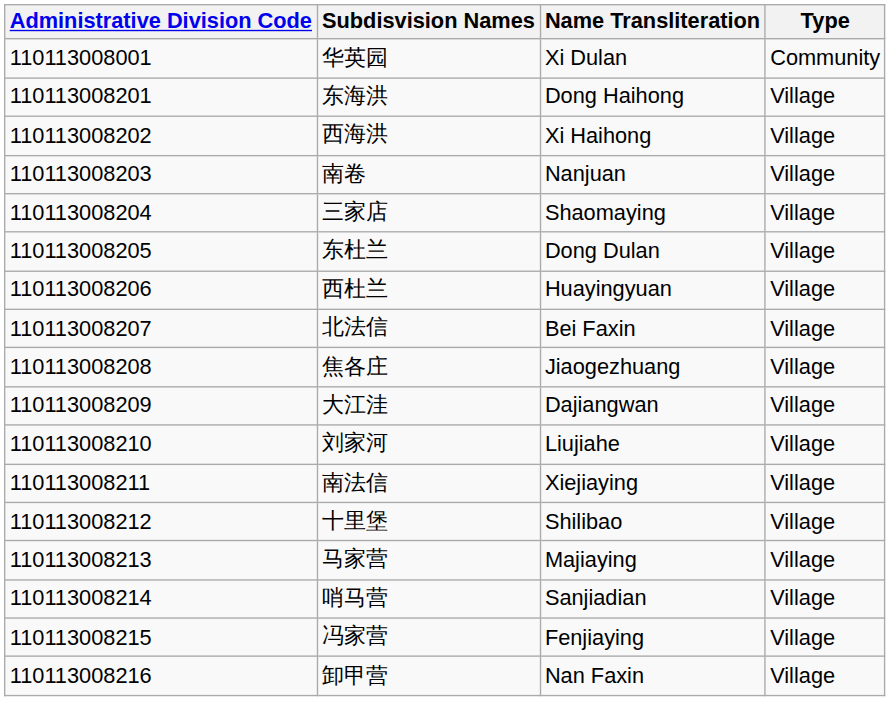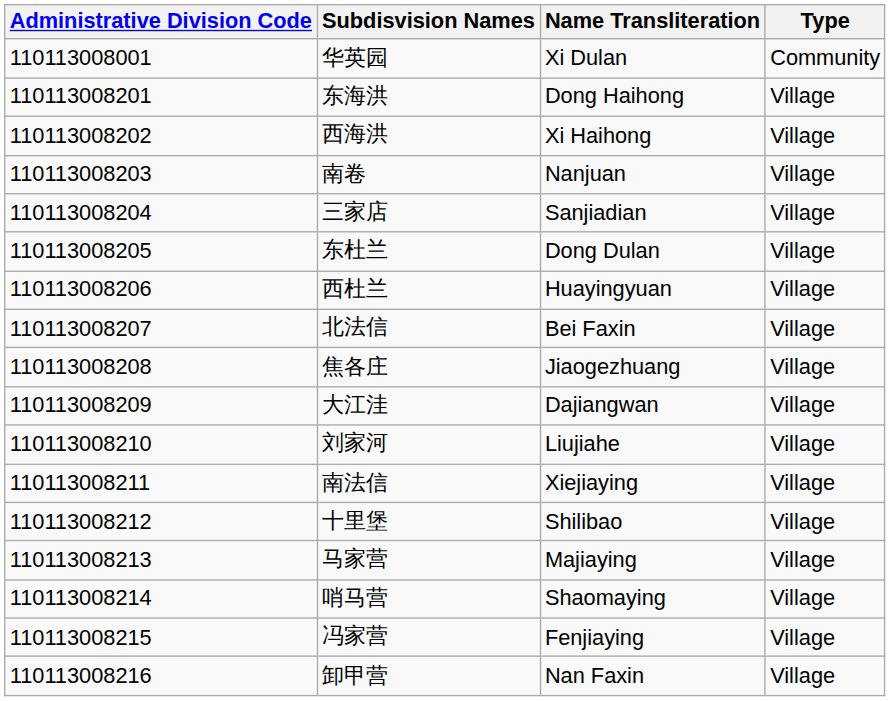(605, 212) Shaomaying -> (596, 212) Sanjiadian
(596, 598) Sanjiadian -> (605, 598) Shaomaying
